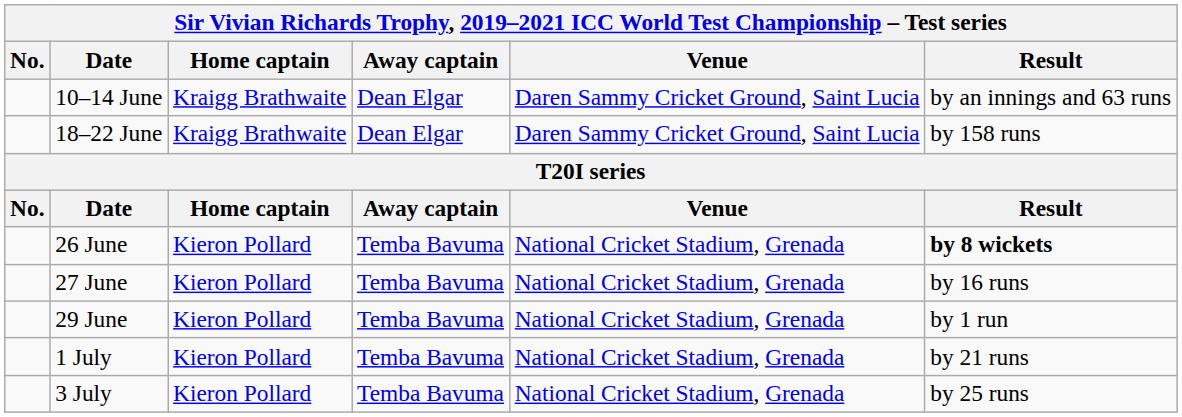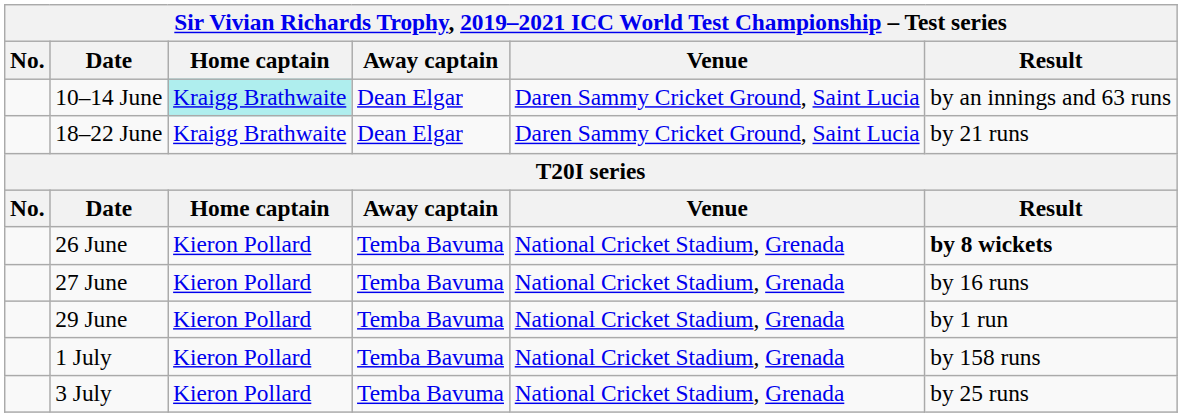(260, 97) no background -> (260, 97) paleturquoise background
(985, 134) by 158 runs -> (980, 134) by 21 runs
(980, 356) by 21 runs -> (985, 356) by 158 runs
